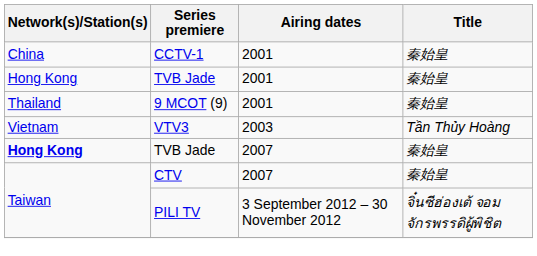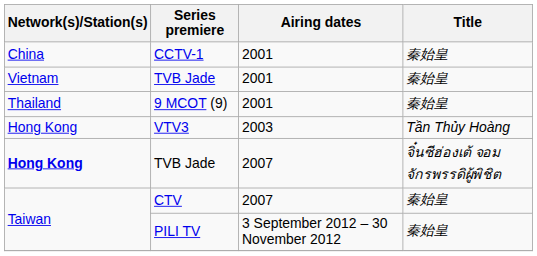(42, 79) Hong Kong -> (33, 79) Vietnam
(33, 127) Vietnam -> (42, 127) Hong Kong
(427, 150) 秦始皇 -> (453, 163) จิ๋นซีฮ่องเต้ จอมจักรพรรดิผู้พิชิต
(453, 213) จิ๋นซีฮ่องเต้ จอมจักรพรรดิผู้พิชิต -> (427, 231) 秦始皇
